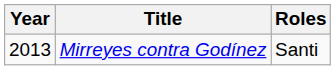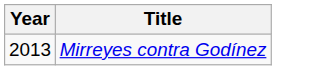- column: (301, 19)
